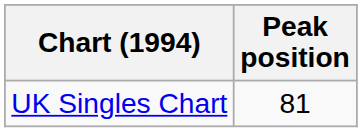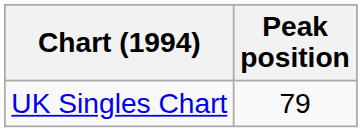(295, 103) 81 -> (295, 103) 79
